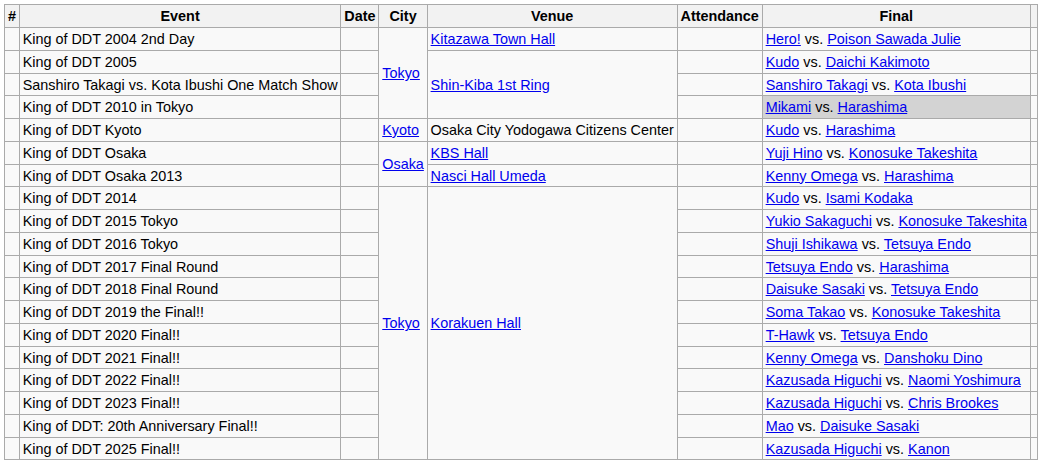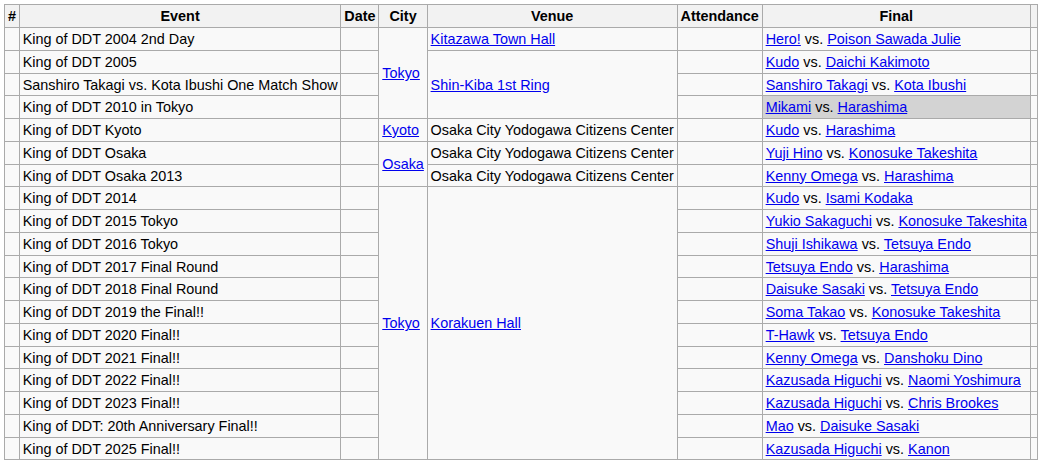(459, 153) KBS Hall -> (552, 153) Osaka City Yodogawa Citizens Center
(488, 176) Nasci Hall Umeda -> (552, 176) Osaka City Yodogawa Citizens Center
